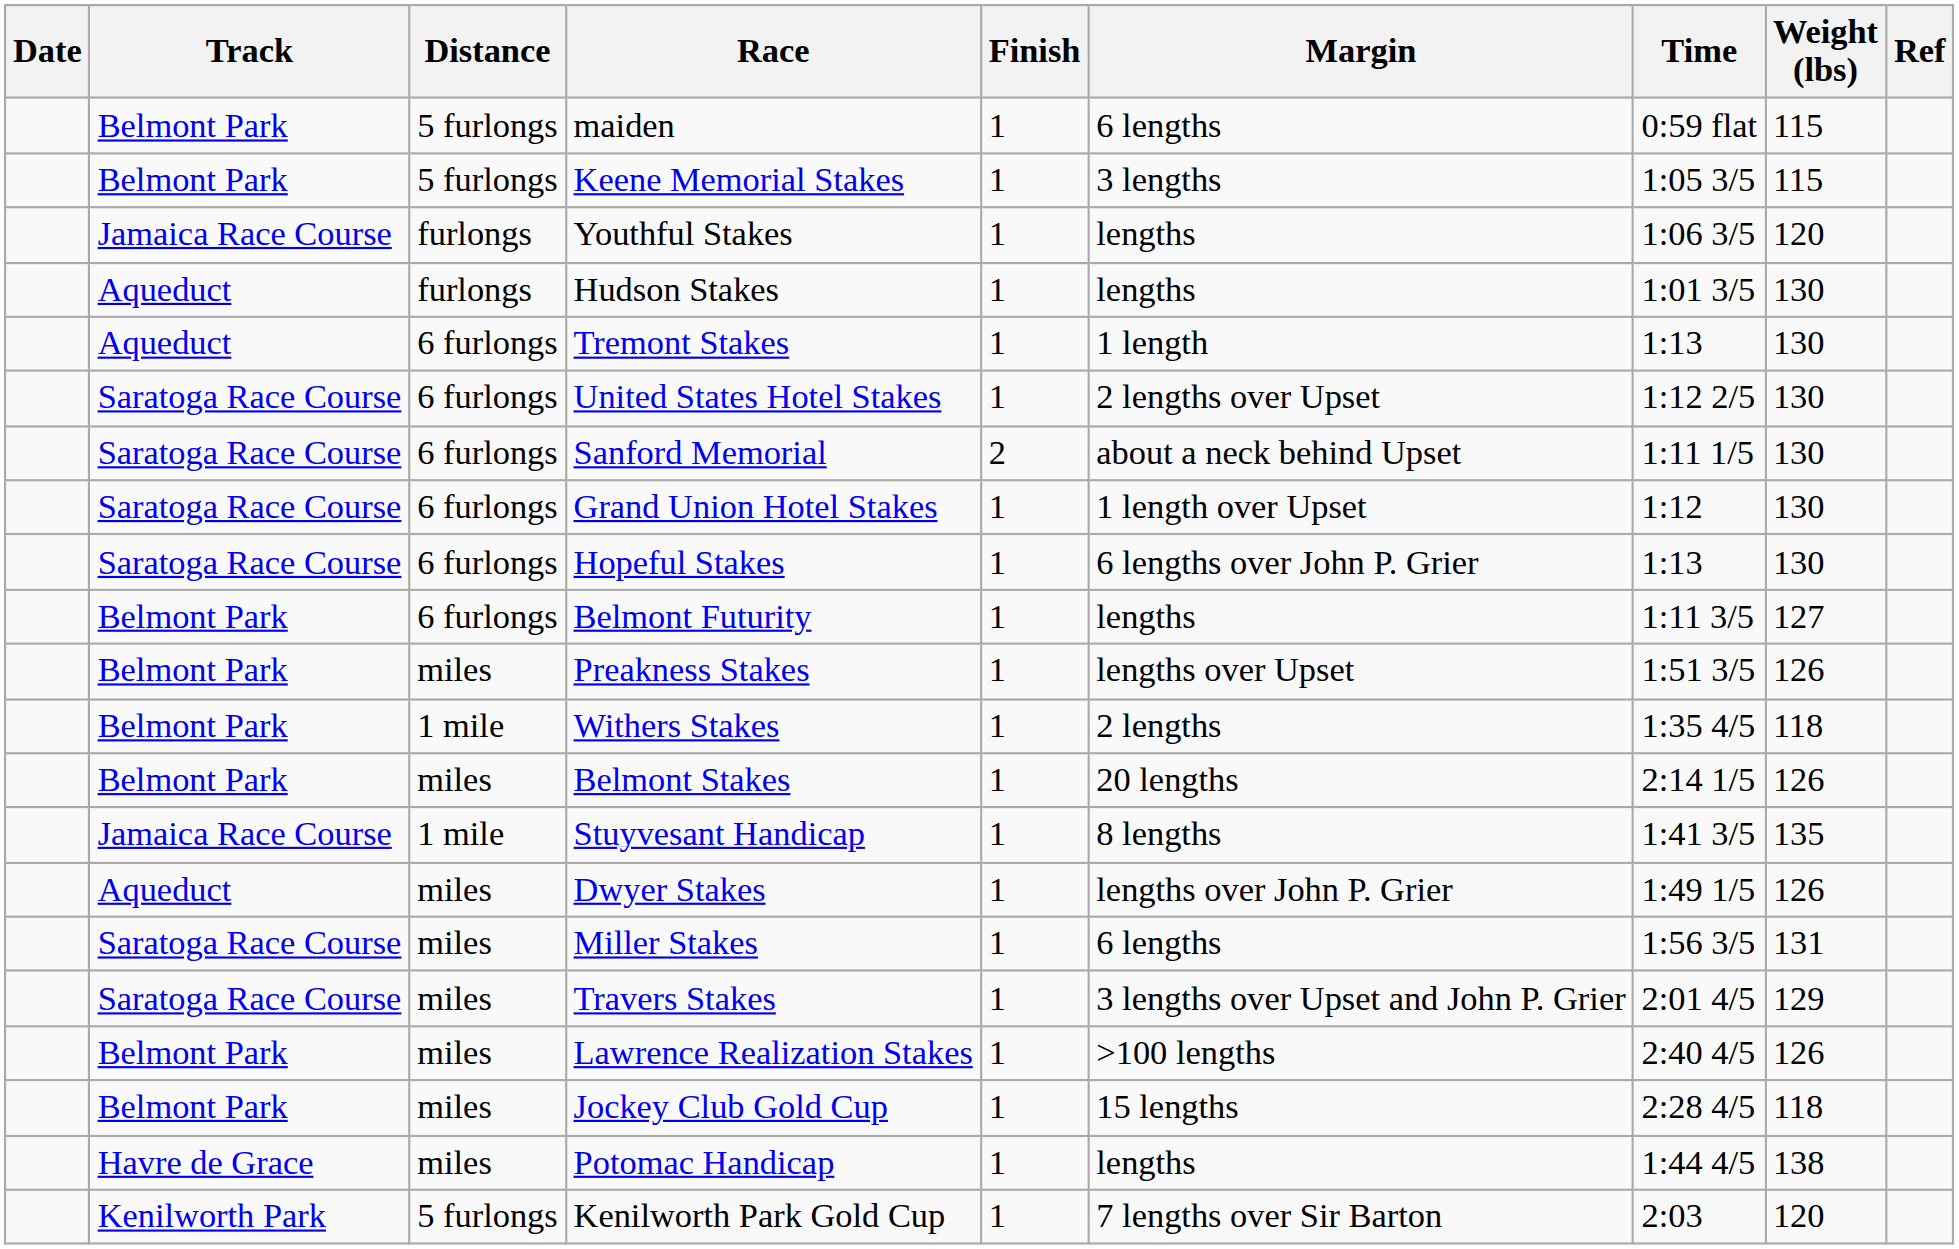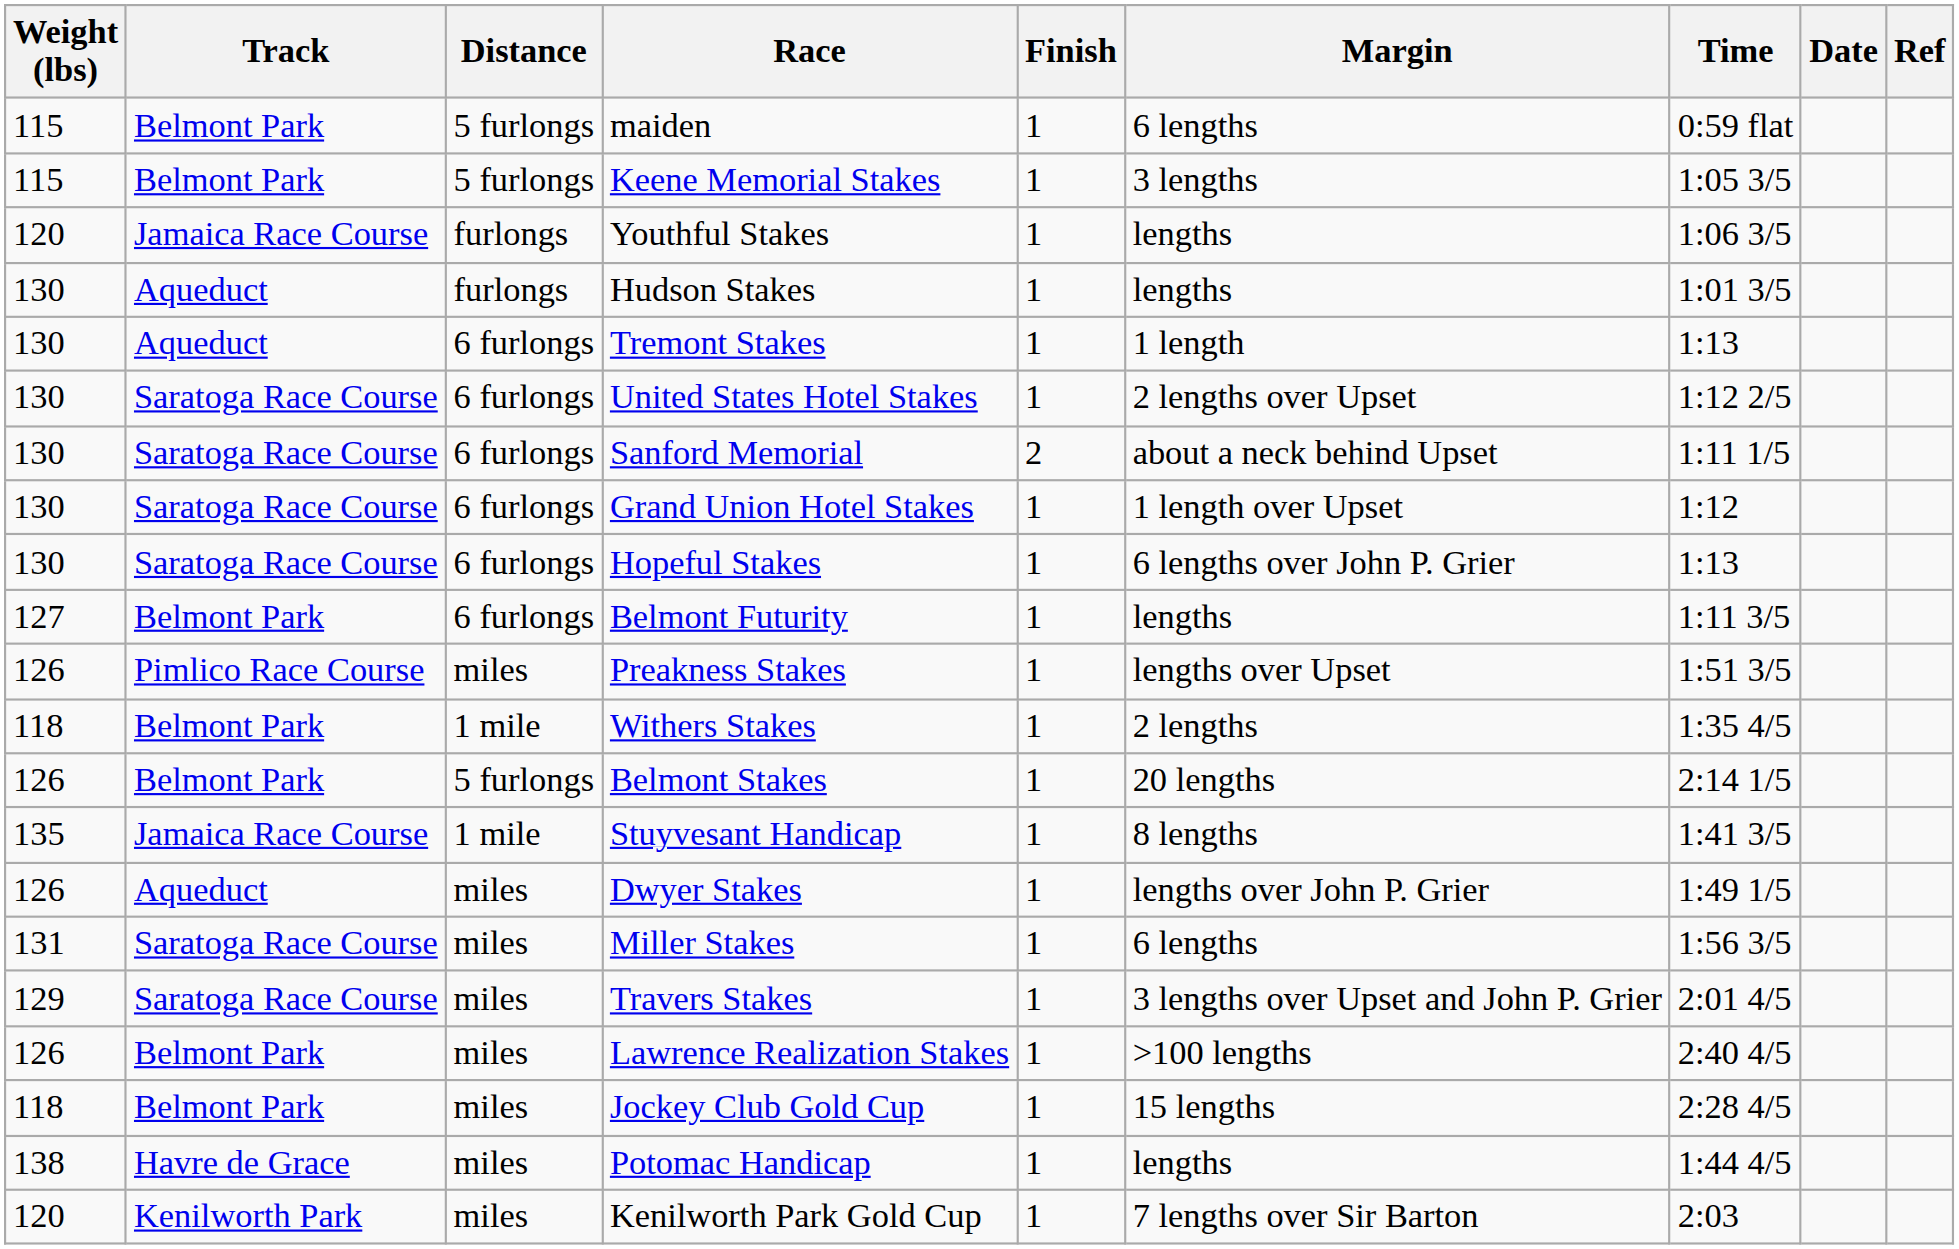columns swapped: (47, 51) <-> (1825, 51)
(193, 670) Belmont Park -> (279, 670) Pimlico Race Course
(455, 779) miles -> (524, 779) 5 furlongs
(487, 1216) 5 furlongs -> (491, 1216) miles
